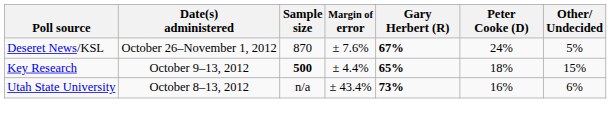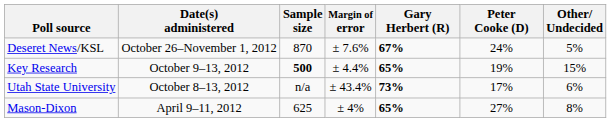(501, 68) 18% -> (501, 68) 19%
(501, 87) 16% -> (501, 87) 17%
+ row: (42, 107)
